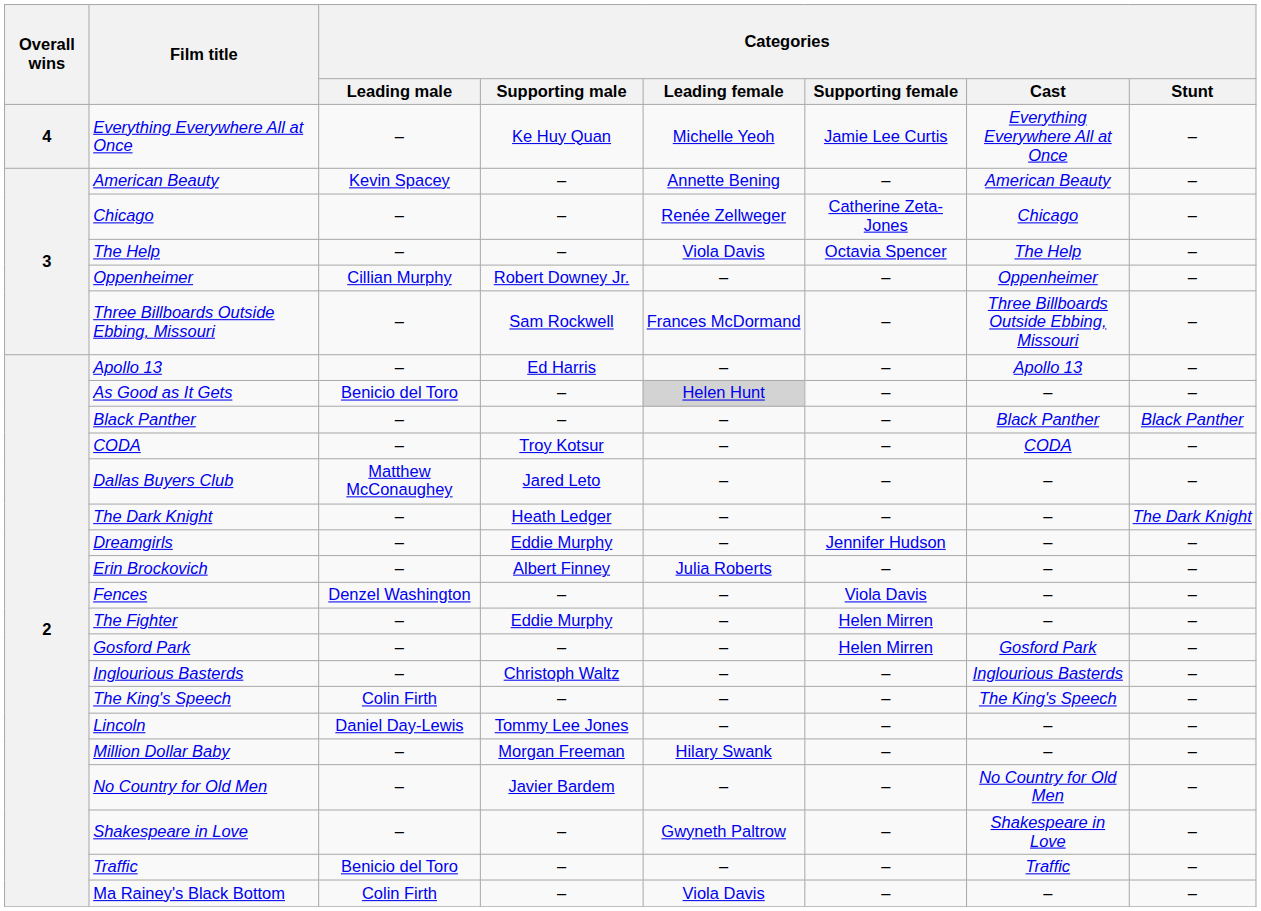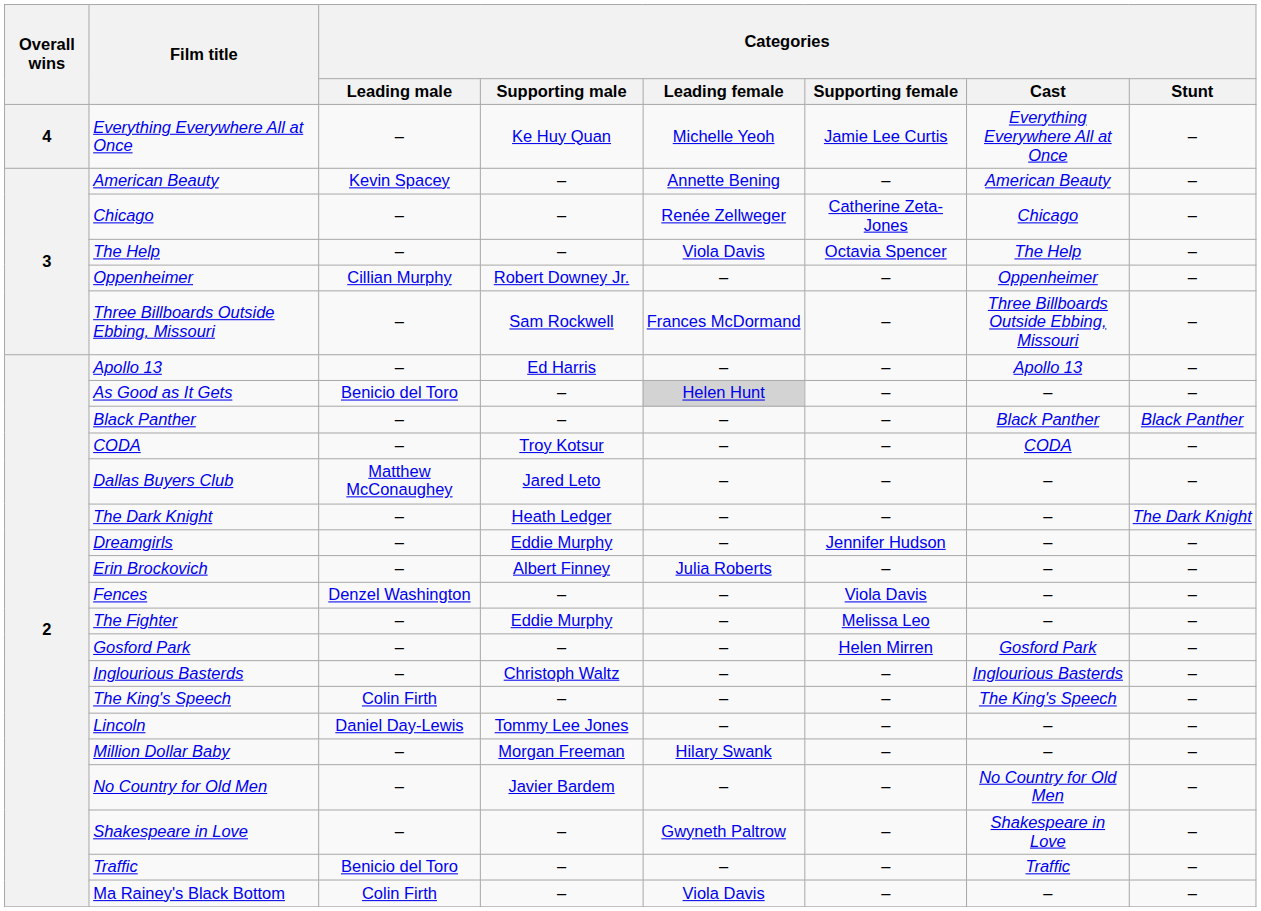(886, 621) Helen Mirren -> (886, 621) Melissa Leo
